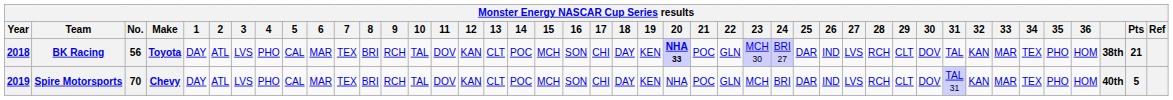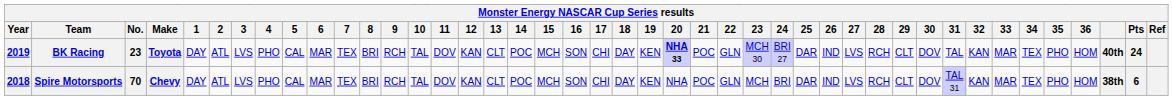(18, 52) 2018 -> (18, 52) 2019
(135, 52) 56 -> (135, 52) 23
(1113, 52) 38th -> (1113, 52) 40th
(1136, 52) 21 -> (1136, 52) 24
(18, 81) 2019 -> (18, 81) 2018
(1113, 81) 40th -> (1113, 81) 38th
(1136, 81) 5 -> (1136, 81) 6
